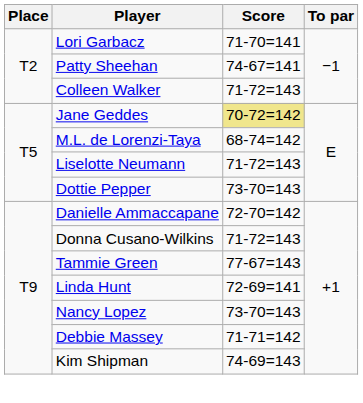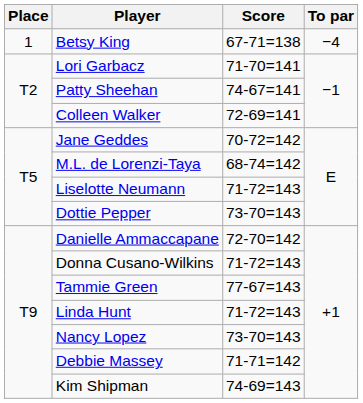+ row: (93, 41)
(263, 90) 71-72=143 -> (263, 115) 72-69=141
(263, 115) khaki background -> (263, 139) no background
(263, 287) 72-69=141 -> (263, 312) 71-72=143
